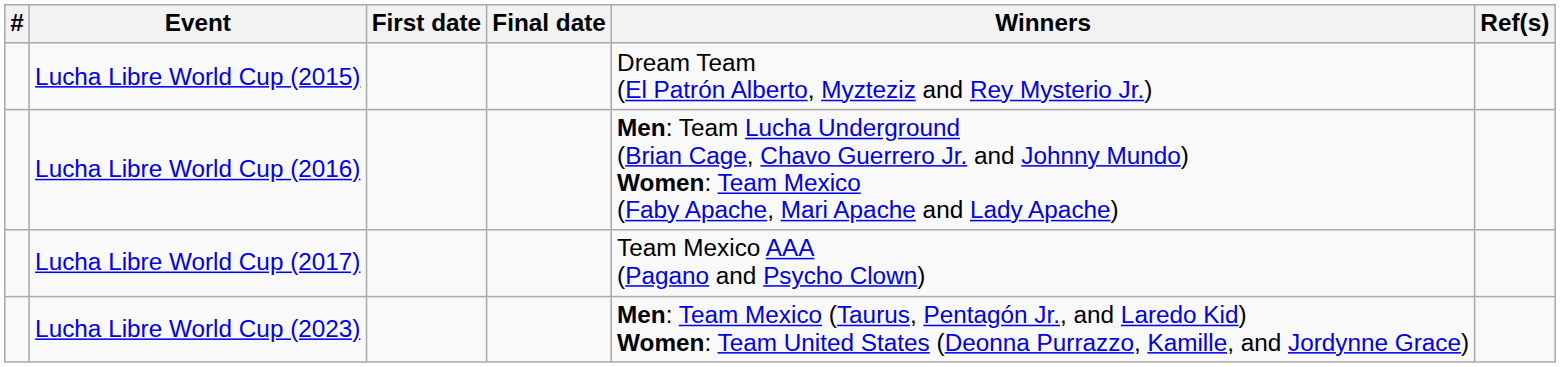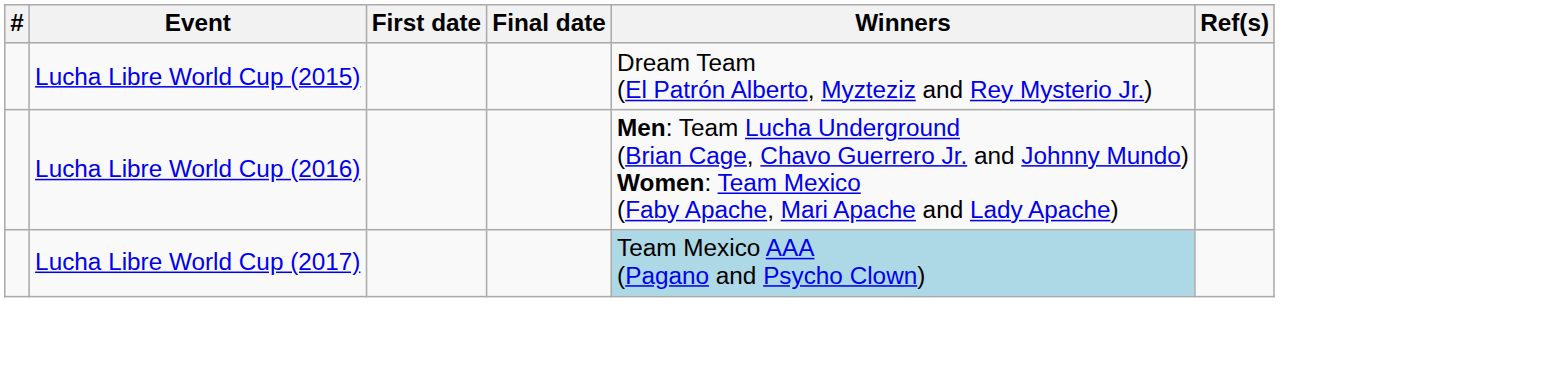(771, 262) no background -> (771, 262) lightblue background
- row: (198, 328)
